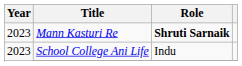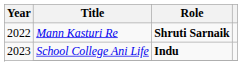(19, 32) 2023 -> (19, 32) 2022
(165, 51) normal -> (166, 51) bold
